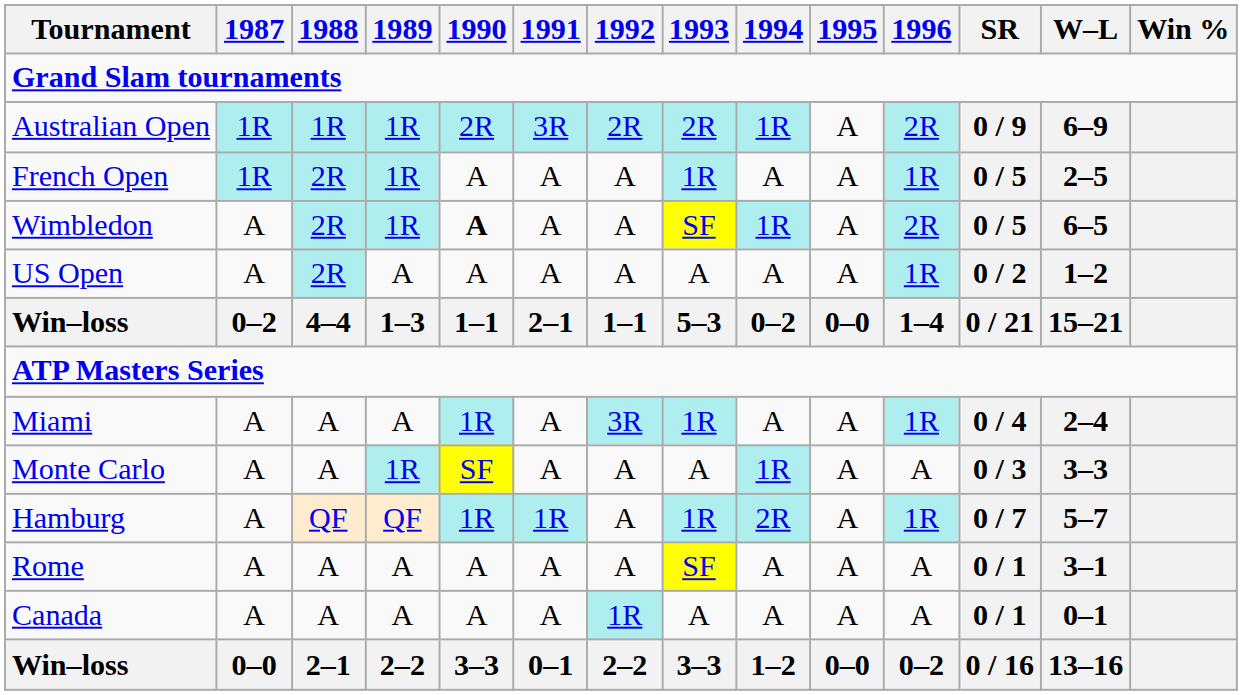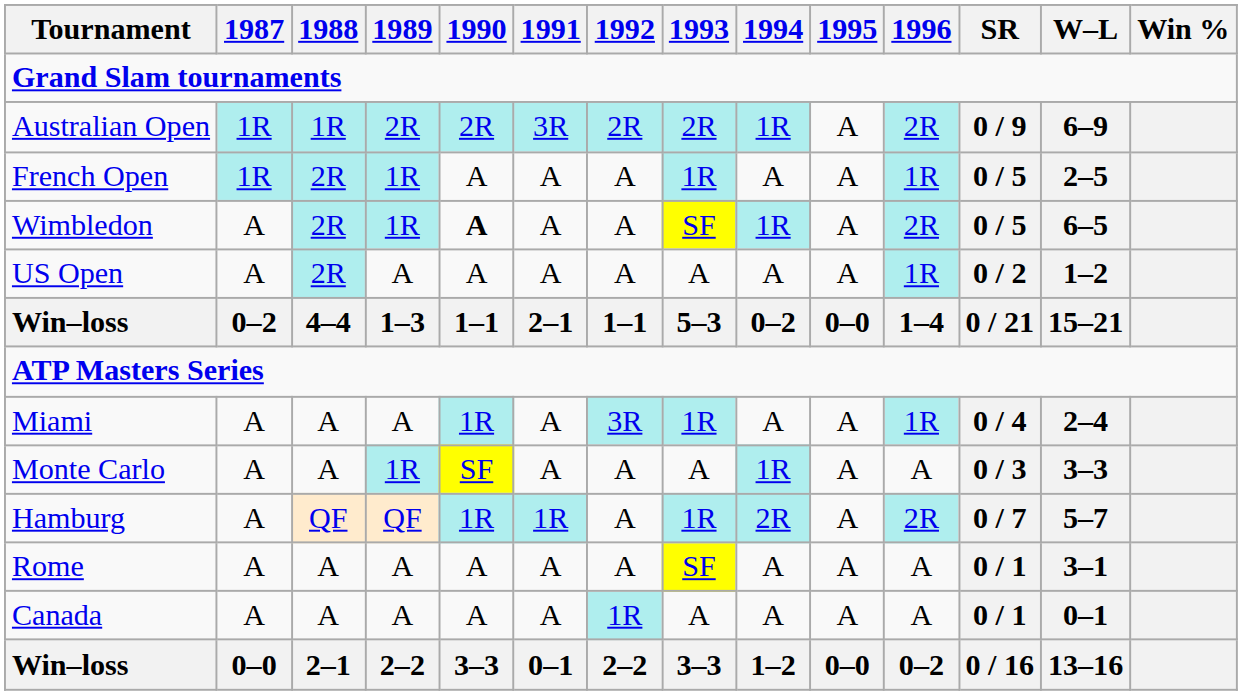(402, 126) 1R -> (402, 126) 2R
(921, 517) 1R -> (921, 517) 2R
